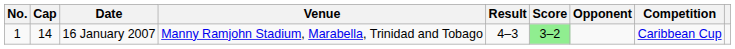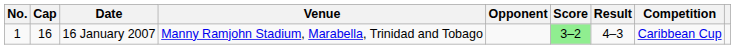columns swapped: (602, 14) <-> (508, 14)
(45, 34) 14 -> (45, 34) 16
